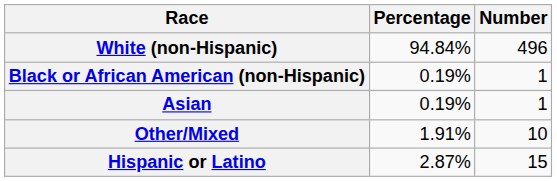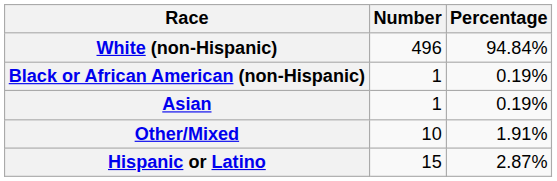columns swapped: (513, 18) <-> (422, 18)
